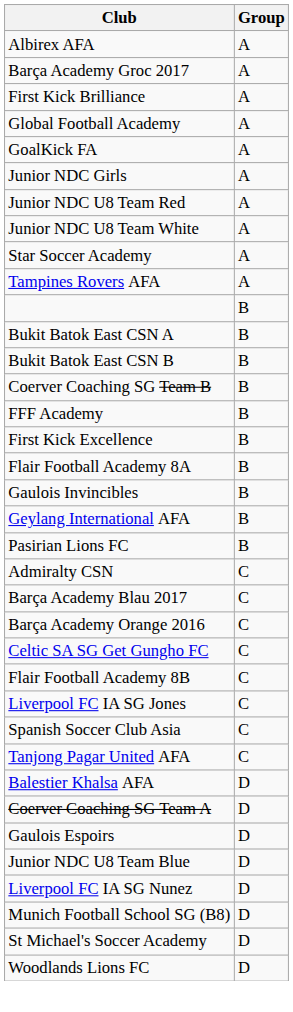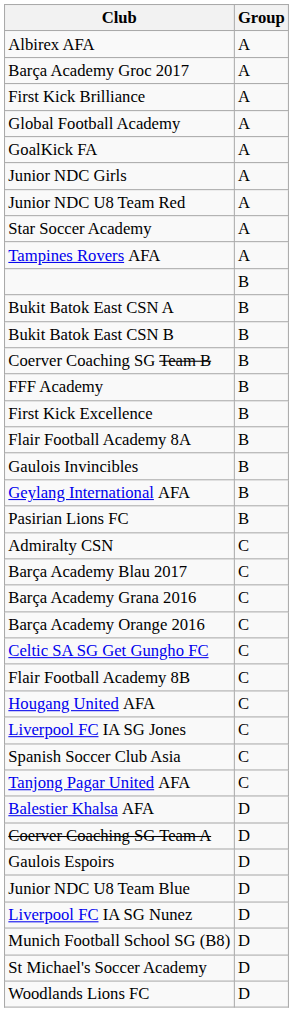- row: (104, 228)
+ row: (102, 598)
+ row: (82, 703)
